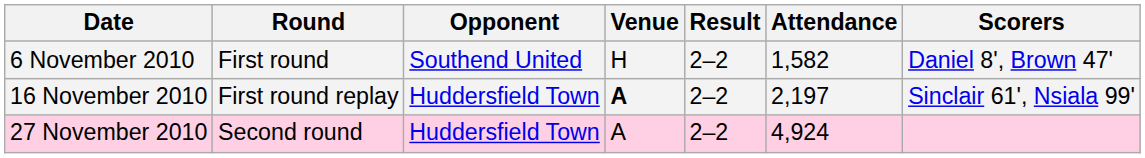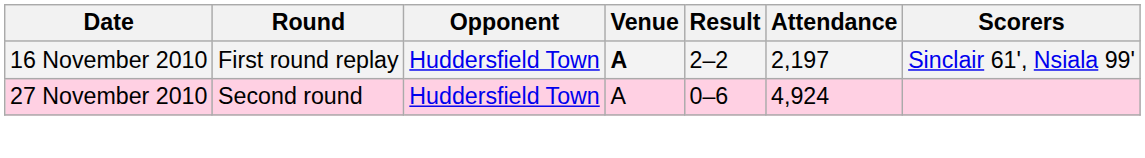- row: (102, 59)
(709, 133) 2–2 -> (709, 96) 0–6
